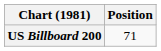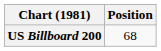(130, 35) 71 -> (130, 35) 68
